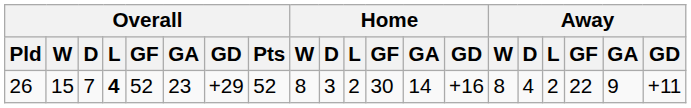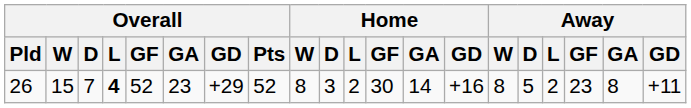(528, 86) 4 -> (528, 86) 5
(581, 86) 22 -> (581, 86) 23
(613, 86) 9 -> (613, 86) 8
